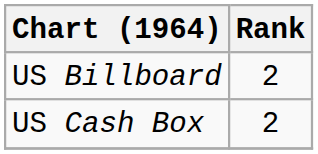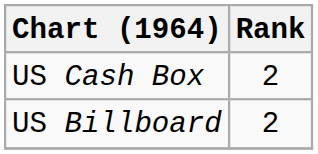rows swapped: (117, 76) <-> (108, 124)
